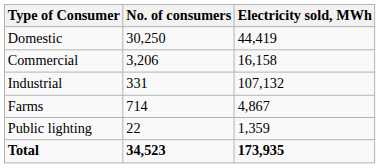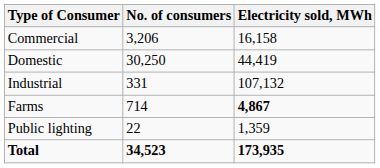rows swapped: (35, 38) <-> (43, 60)
(254, 106) normal -> (254, 106) bold
